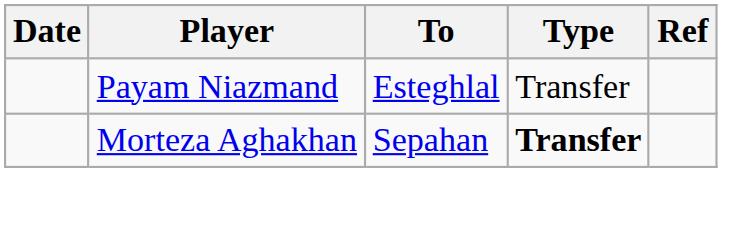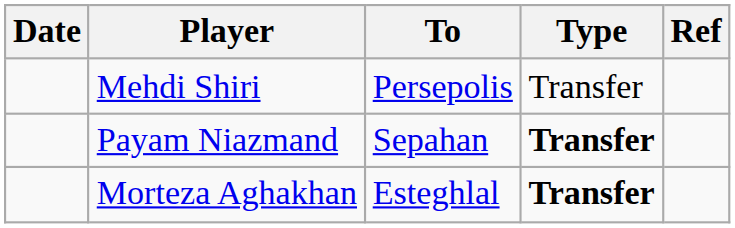+ row: (179, 85)
(436, 85) Esteghlal -> (430, 139) Sepahan
(572, 85) normal -> (592, 139) bold
(430, 139) Sepahan -> (436, 193) Esteghlal
